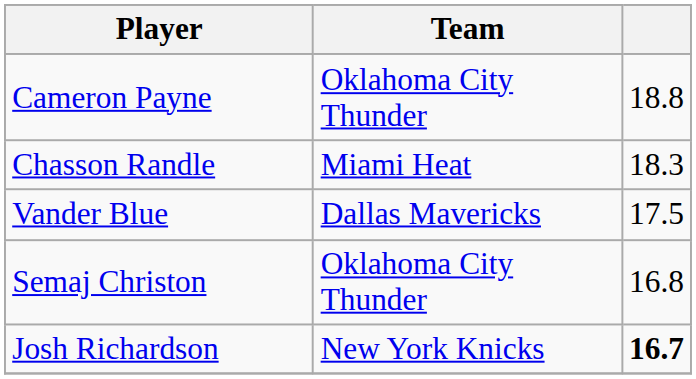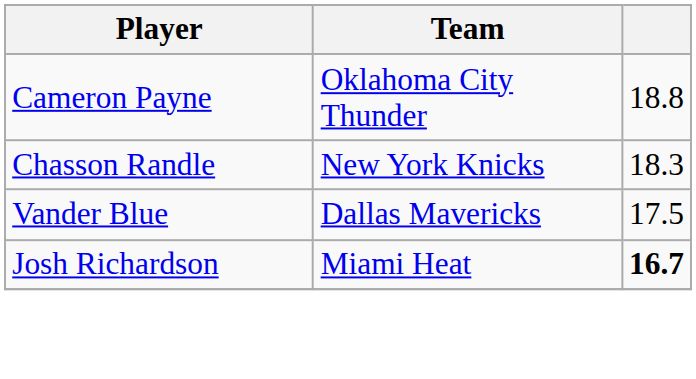(396, 164) Miami Heat -> (433, 164) New York Knicks
- row: (109, 281)
(433, 348) New York Knicks -> (396, 263) Miami Heat
